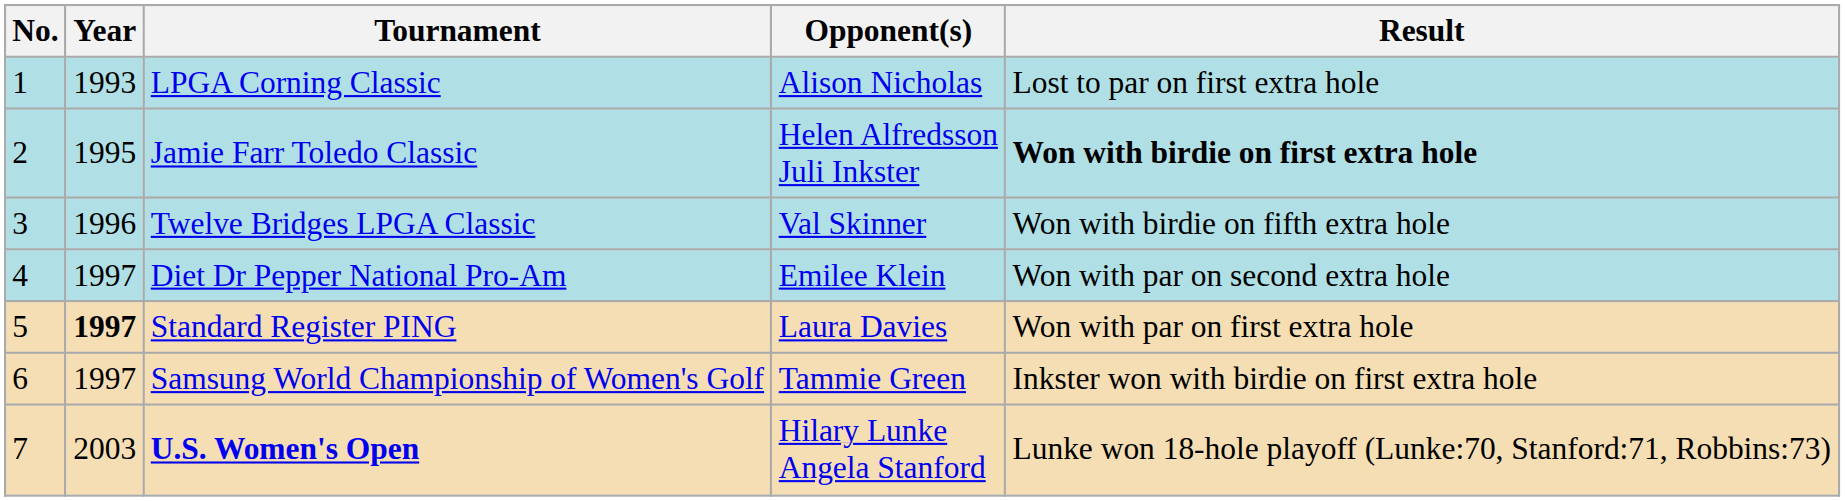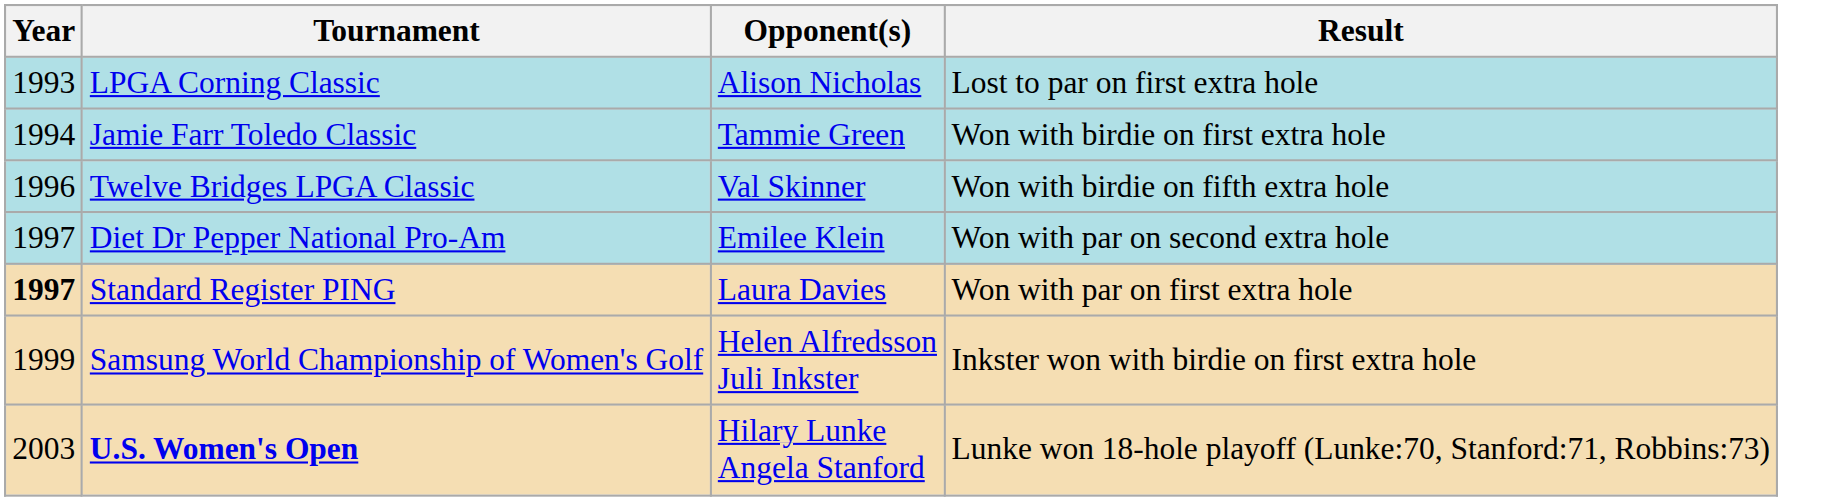- column: (35, 30)
(105, 153) 1995 -> (44, 134) 1994
(888, 153) Helen Alfredsson Juli Inkster -> (811, 134) Tammie Green
(1245, 153) bold -> (1169, 134) normal
(105, 379) 1997 -> (44, 360) 1999
(872, 379) Tammie Green -> (827, 360) Helen Alfredsson Juli Inkster
